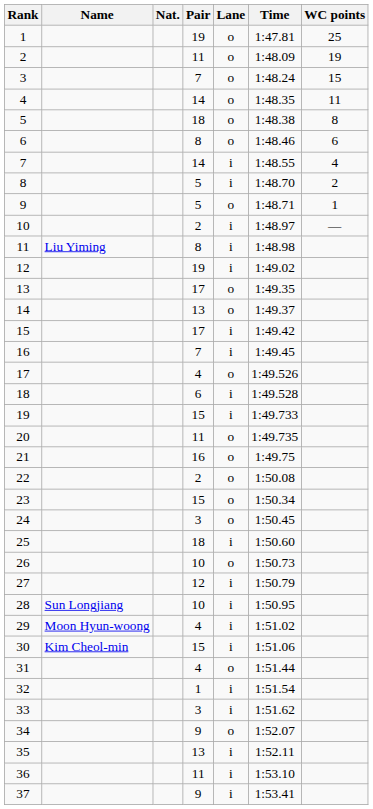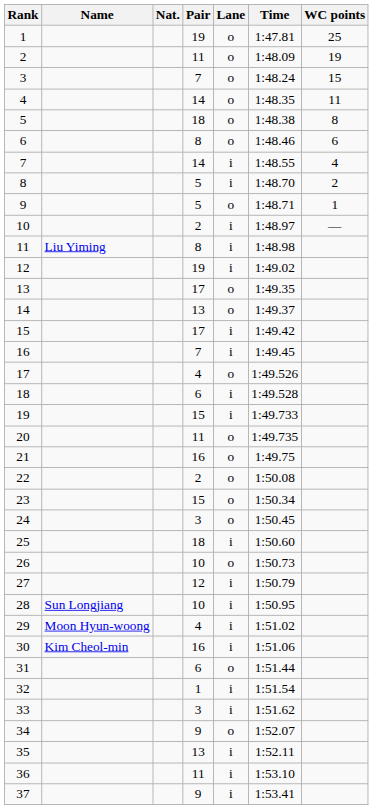(198, 646) 15 -> (198, 646) 16
(198, 667) 4 -> (198, 667) 6
